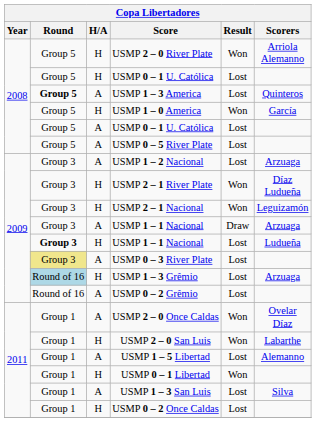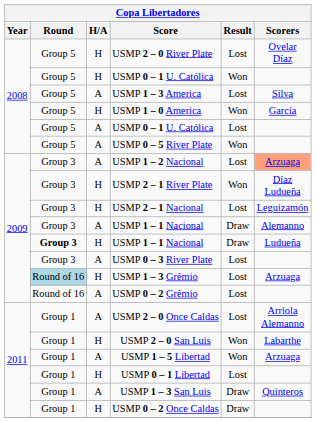(238, 53) Won -> (238, 53) Lost
(283, 53) Arriola Alemanno -> (283, 53) Ovelar Díaz
(238, 76) Lost -> (238, 76) Won
(58, 94) bold -> (58, 94) normal
(283, 94) Quinteros -> (283, 94) Silva
(238, 145) Lost -> (238, 145) Won
(283, 162) no background -> (283, 162) lightsalmon background
(238, 208) Won -> (238, 208) Lost
(283, 226) Arzuaga -> (283, 226) Alemanno
(238, 243) Lost -> (238, 243) Draw
(58, 260) khaki background -> (58, 260) no background
(238, 317) Won -> (238, 317) Lost
(283, 317) Ovelar Díaz -> (283, 317) Arriola Alemanno
(238, 357) Lost -> (238, 357) Won
(283, 357) Alemanno -> (283, 357) Arzuaga
(238, 375) Won -> (238, 375) Lost
(238, 392) Lost -> (238, 392) Draw
(283, 392) Silva -> (283, 392) Quinteros
(238, 409) Lost -> (238, 409) Draw
